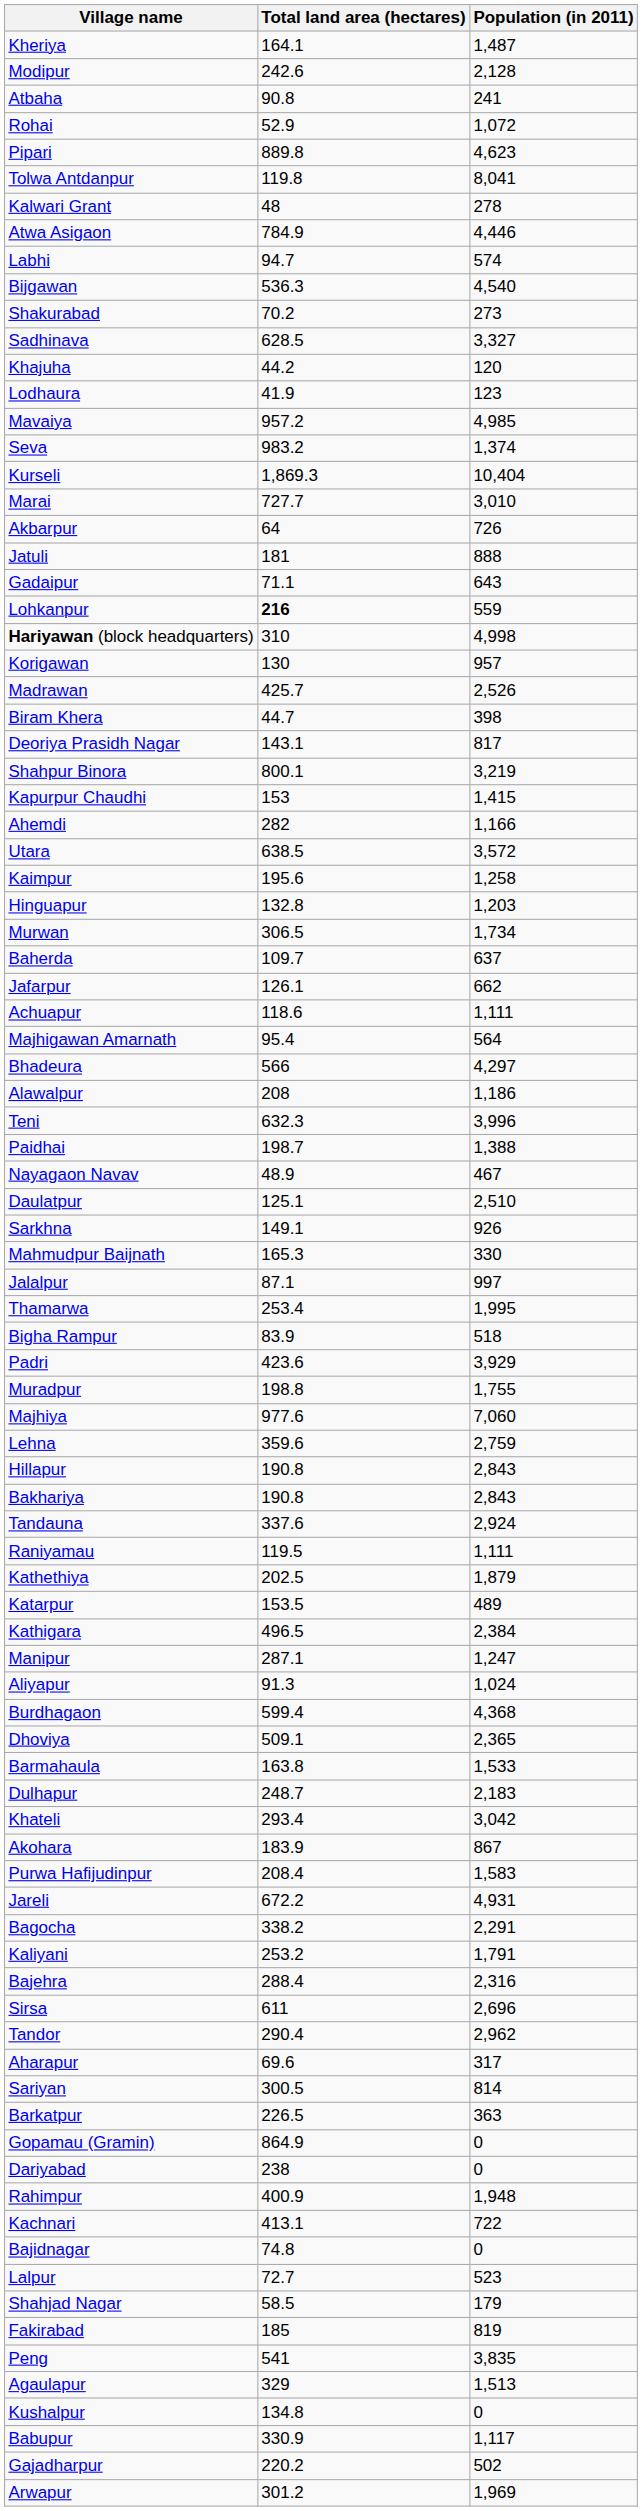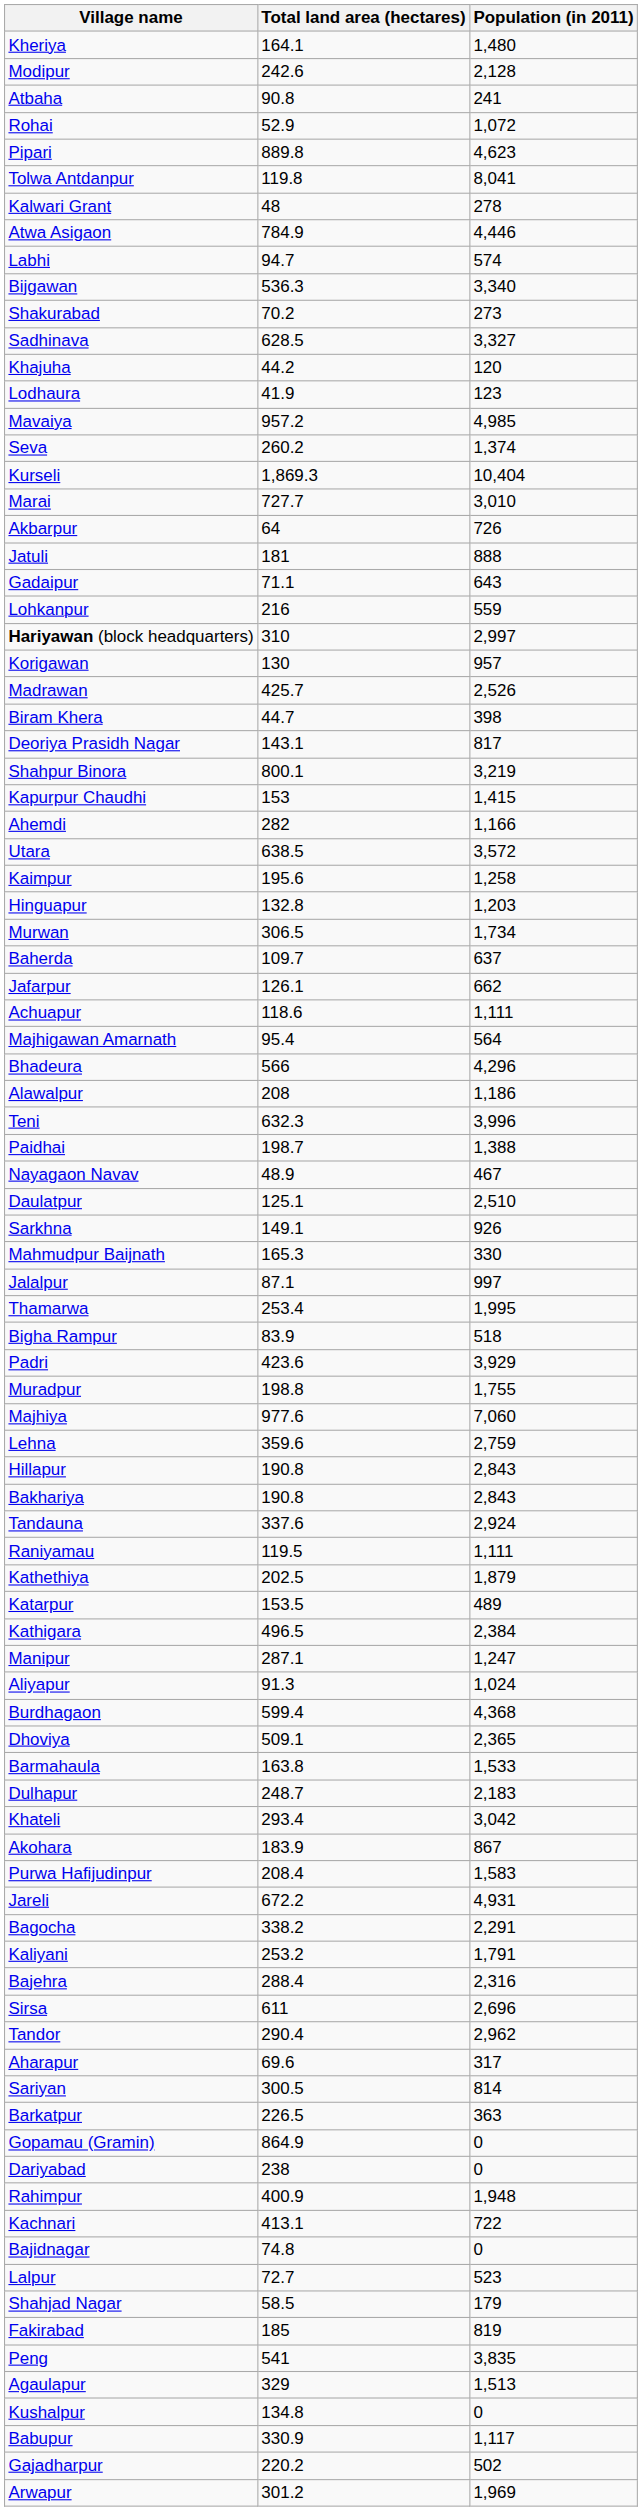(495, 44) 1,487 -> (495, 44) 1,480
(495, 286) 4,540 -> (495, 286) 3,340
(283, 448) 983.2 -> (283, 448) 260.2
(276, 609) bold -> (276, 609) normal
(495, 636) 4,998 -> (495, 636) 2,997
(495, 1066) 4,297 -> (495, 1066) 4,296
